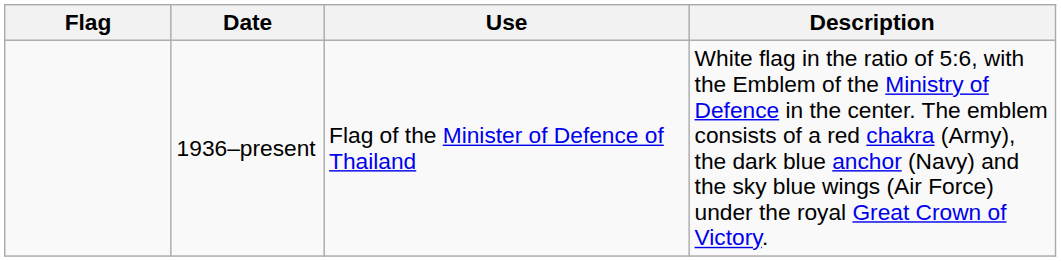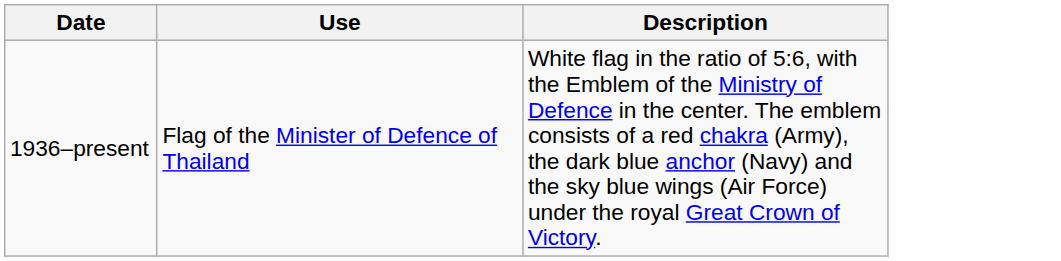- column: (88, 22)
